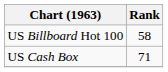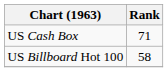rows swapped: (65, 35) <-> (43, 56)
